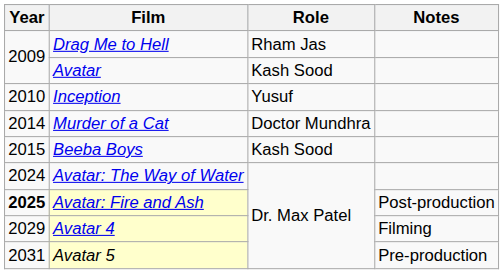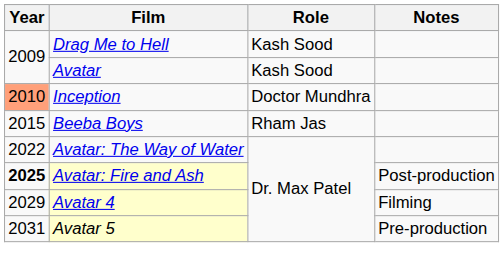(289, 44) Rham Jas -> (292, 44) Kash Sood
(27, 96) no background -> (27, 96) lightsalmon background
(272, 96) Yusuf -> (311, 96) Doctor Mundhra
- row: (111, 123)
(292, 149) Kash Sood -> (289, 123) Rham Jas
(27, 176) 2024 -> (27, 149) 2022
